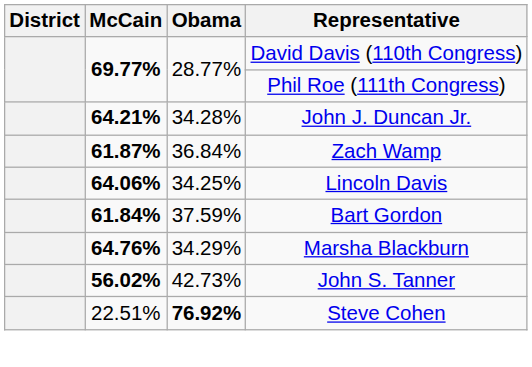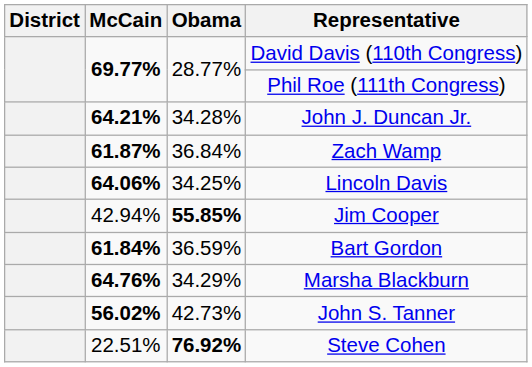+ row: (386, 215)
(206, 215) 37.59% -> (206, 248) 36.59%
